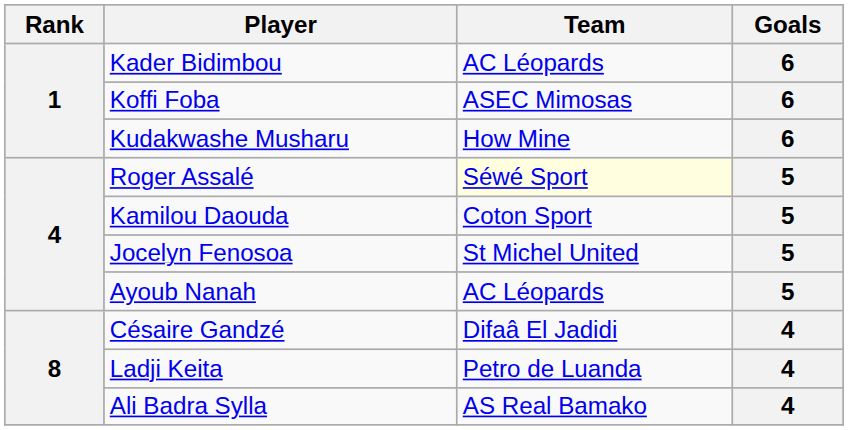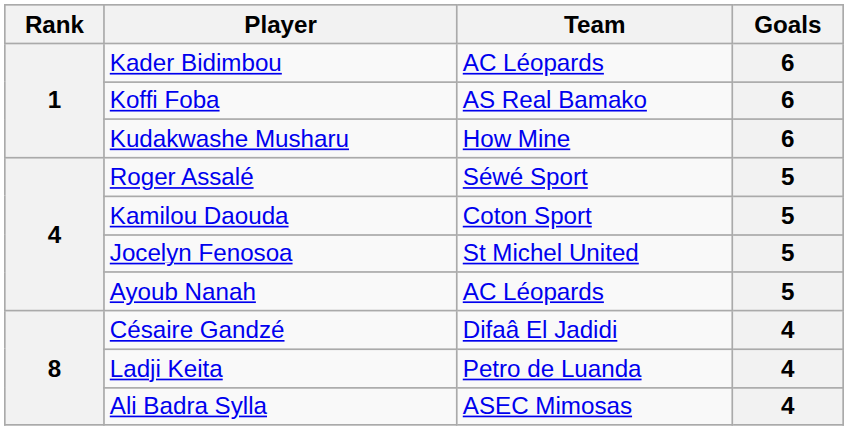(547, 101) ASEC Mimosas -> (555, 101) AS Real Bamako
(525, 177) lightyellow background -> (525, 177) no background
(555, 407) AS Real Bamako -> (547, 407) ASEC Mimosas
